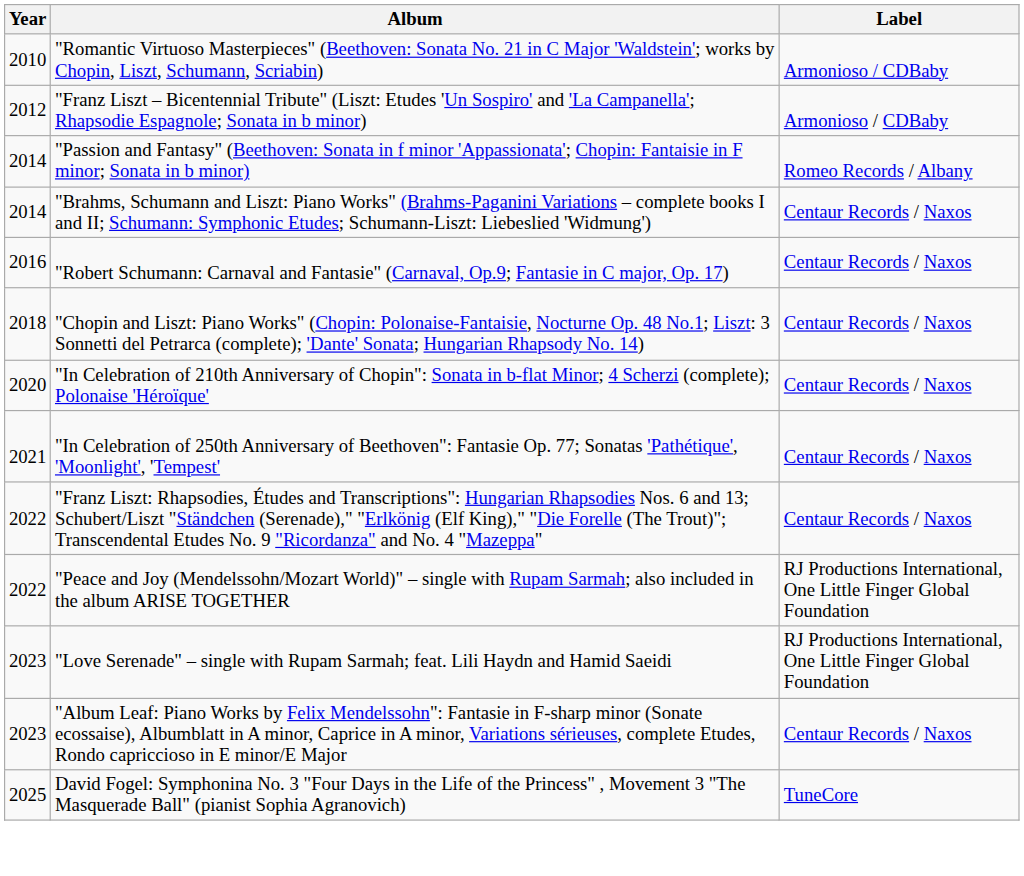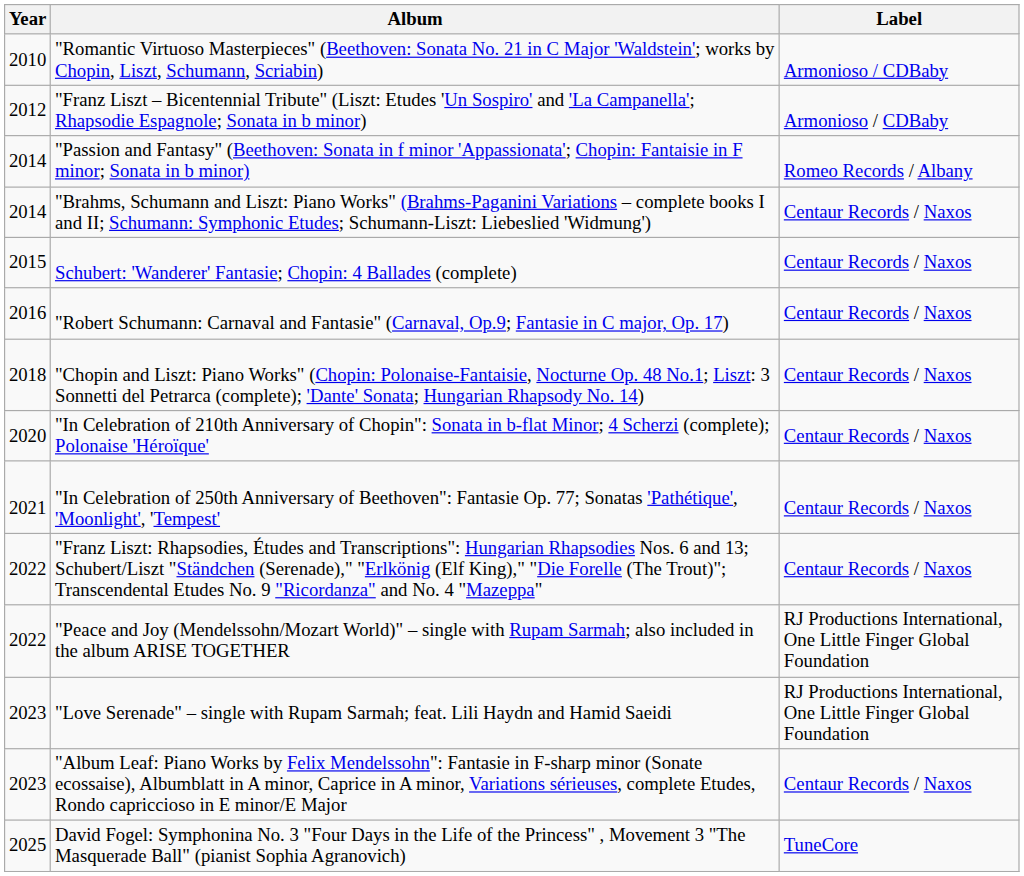+ row: (286, 273)
